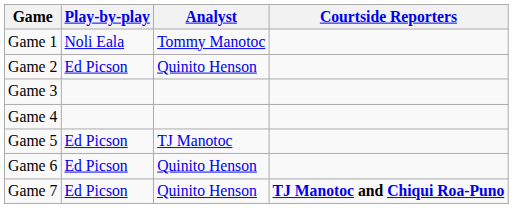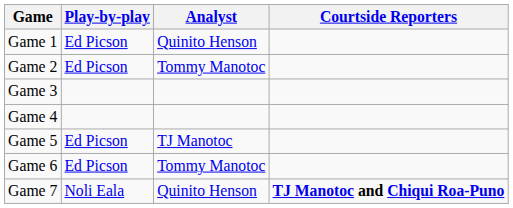(94, 41) Noli Eala -> (96, 41) Ed Picson
(211, 41) Tommy Manotoc -> (207, 41) Quinito Henson
(207, 66) Quinito Henson -> (211, 66) Tommy Manotoc
(207, 166) Quinito Henson -> (211, 166) Tommy Manotoc
(96, 191) Ed Picson -> (94, 191) Noli Eala
